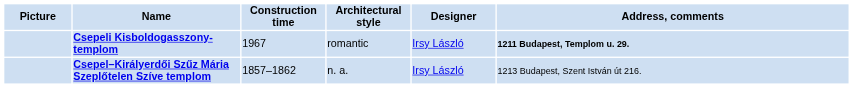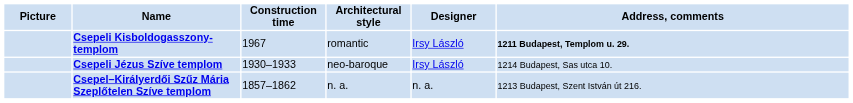+ row: (148, 64)
(438, 70) Irsy László -> (423, 85) n. a.
